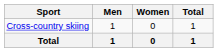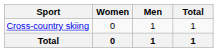columns swapped: (113, 12) <-> (153, 12)
